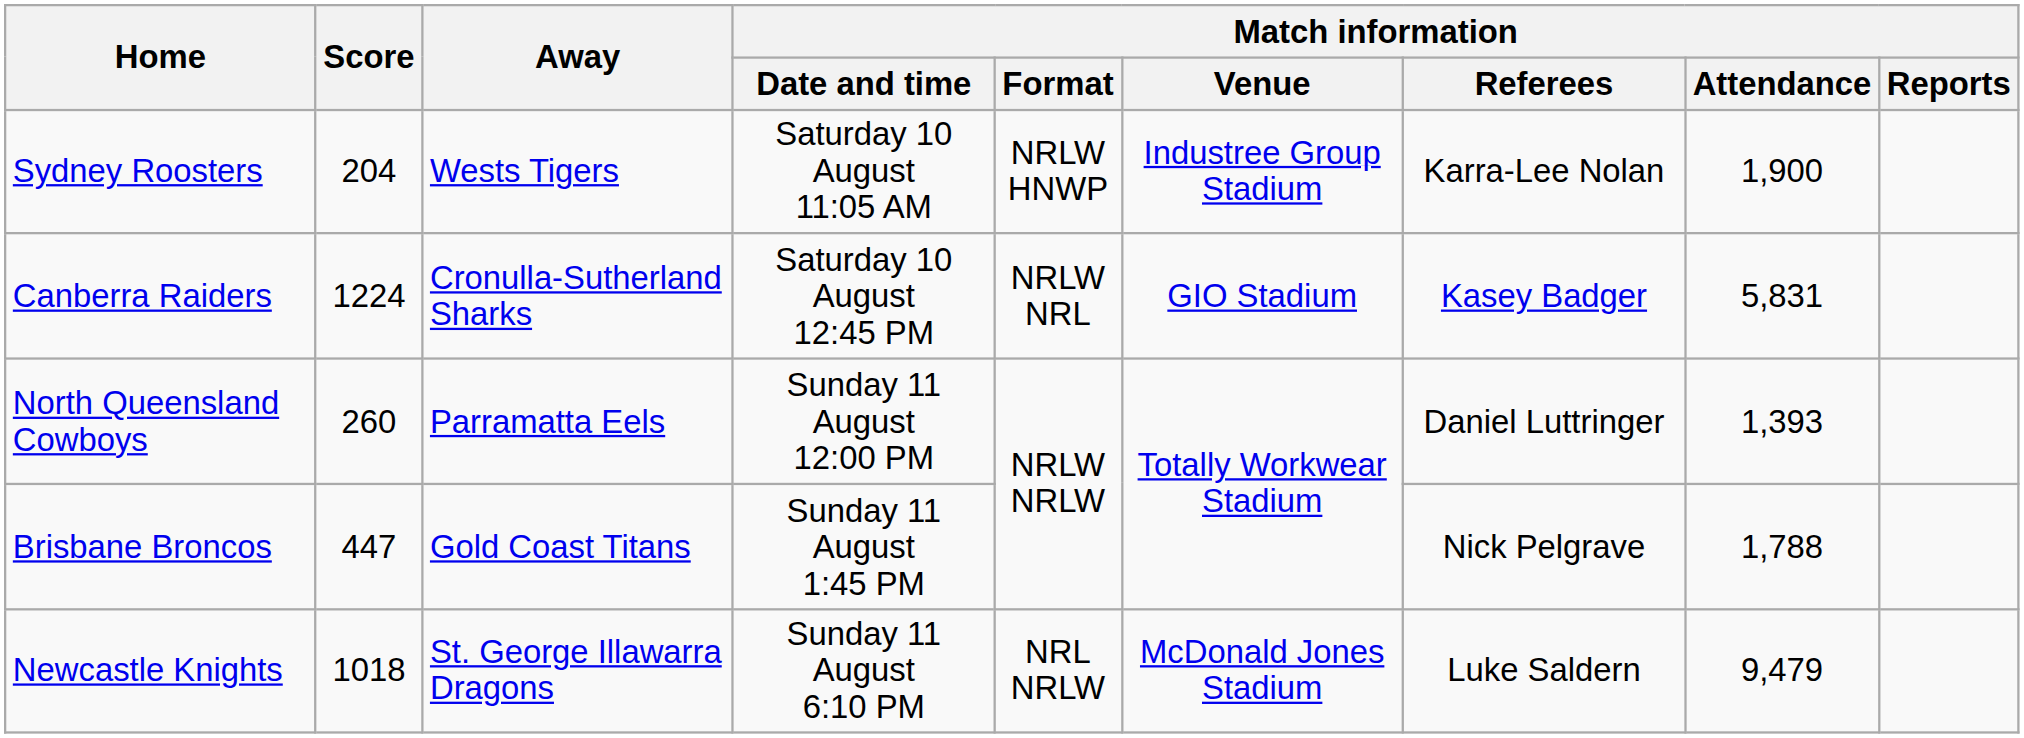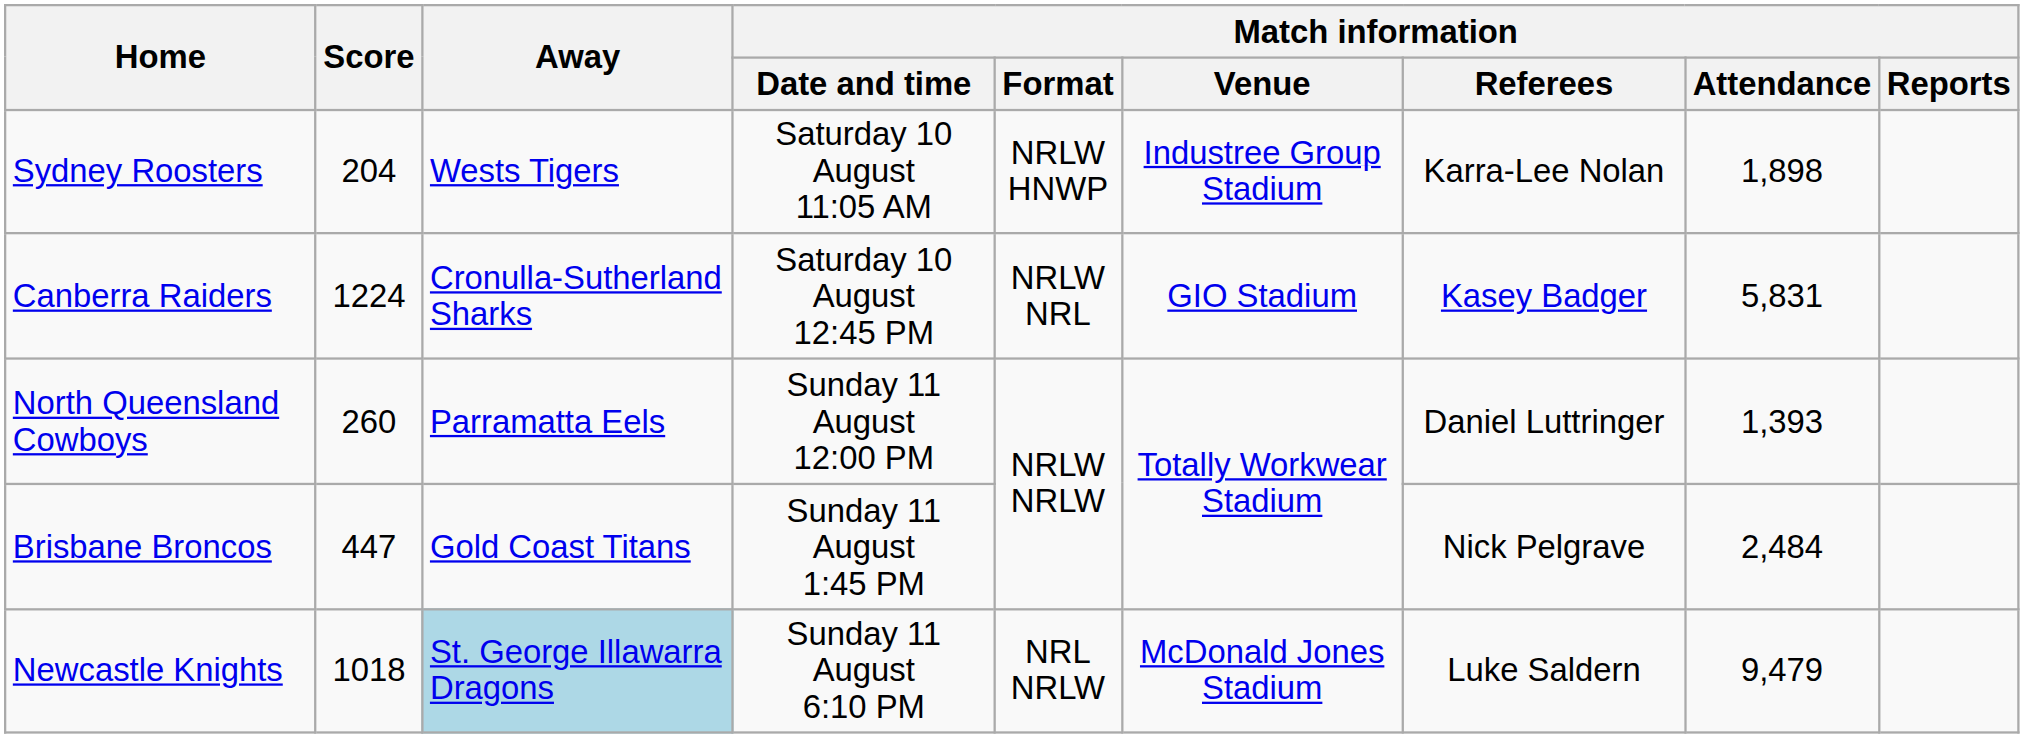(1782, 172) 1,900 -> (1782, 172) 1,898
(1782, 546) 1,788 -> (1782, 546) 2,484
(576, 671) no background -> (576, 671) lightblue background
